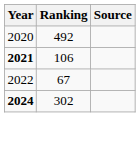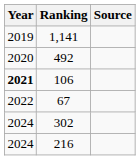+ row: (64, 37)
(21, 101) bold -> (21, 123) normal
+ row: (64, 144)
